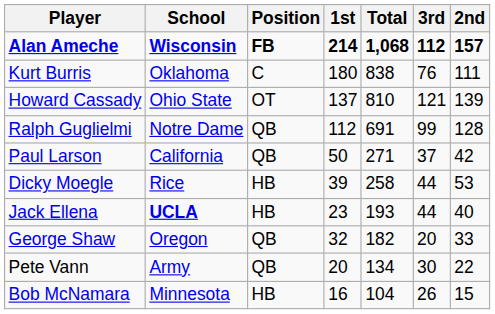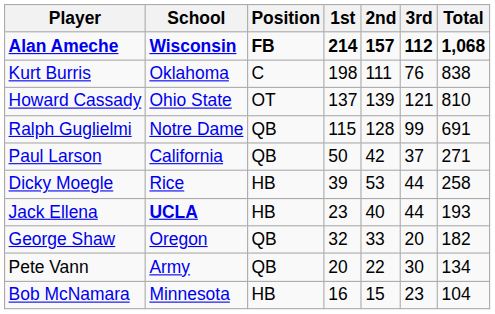columns swapped: (470, 18) <-> (387, 18)
(343, 73) 180 -> (343, 73) 198
(342, 128) 112 -> (342, 128) 115
(427, 294) 26 -> (414, 294) 23
